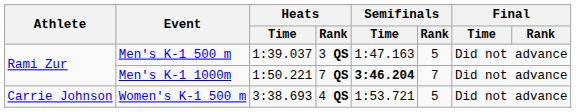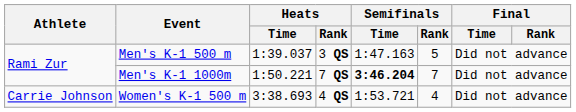(435, 96) 5 -> (435, 96) 4
